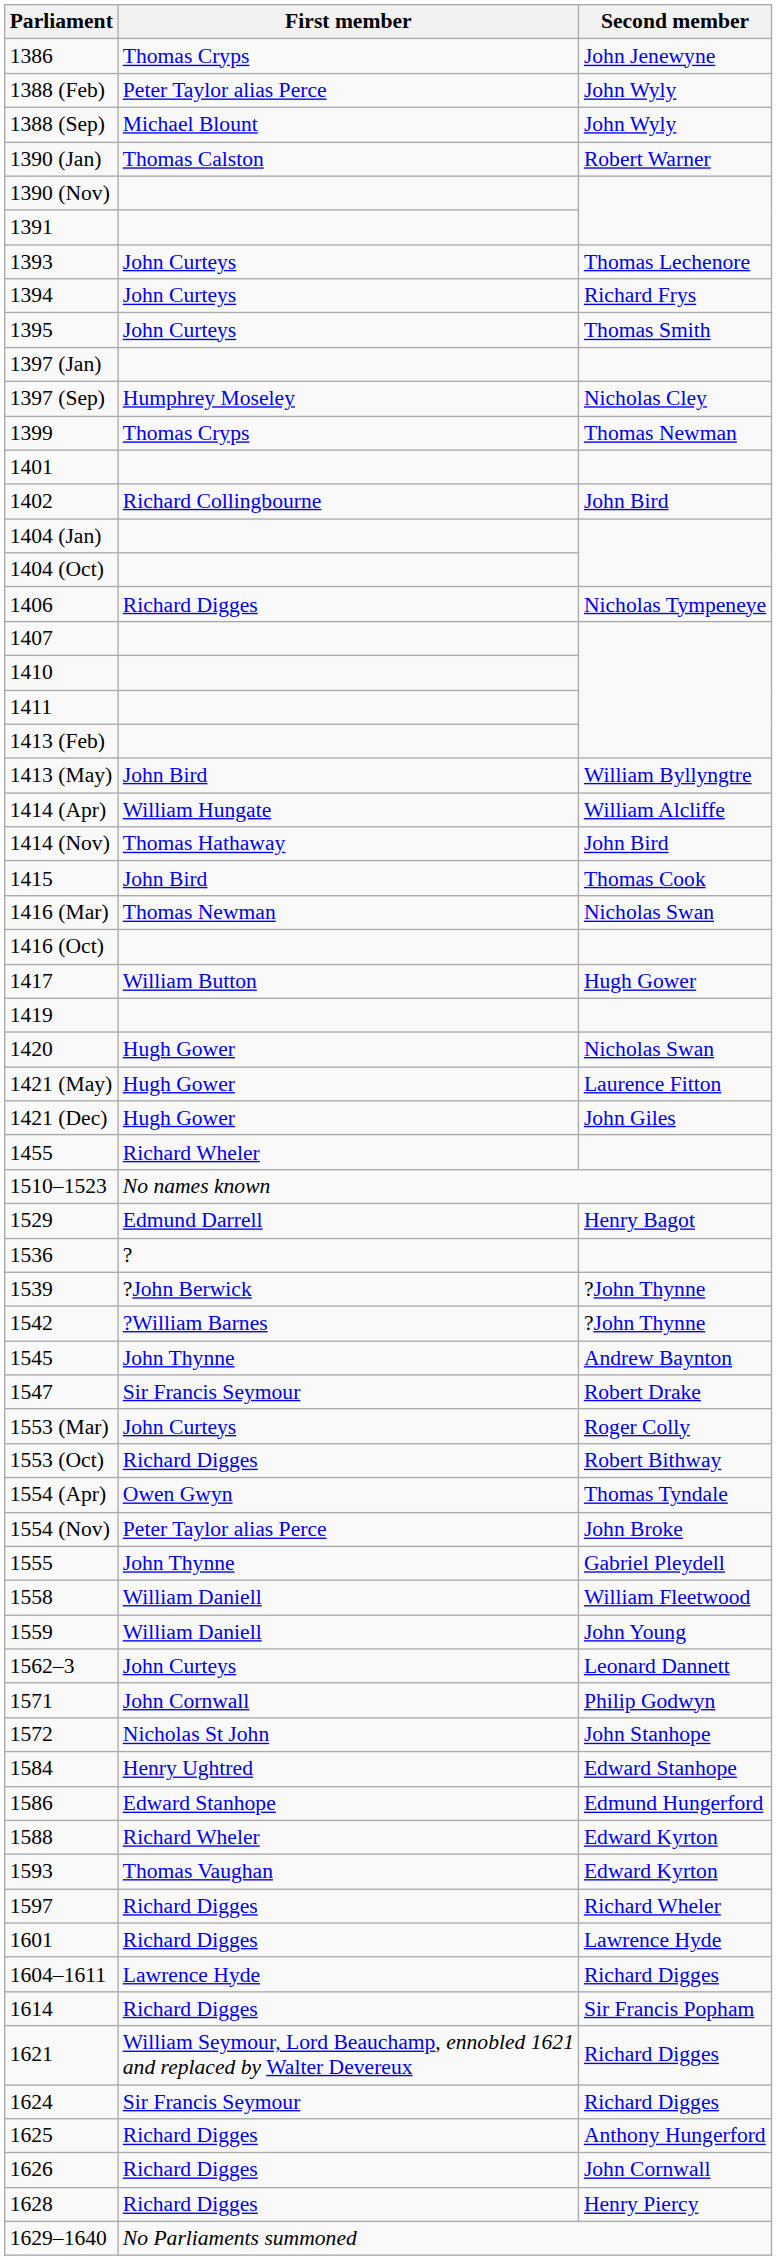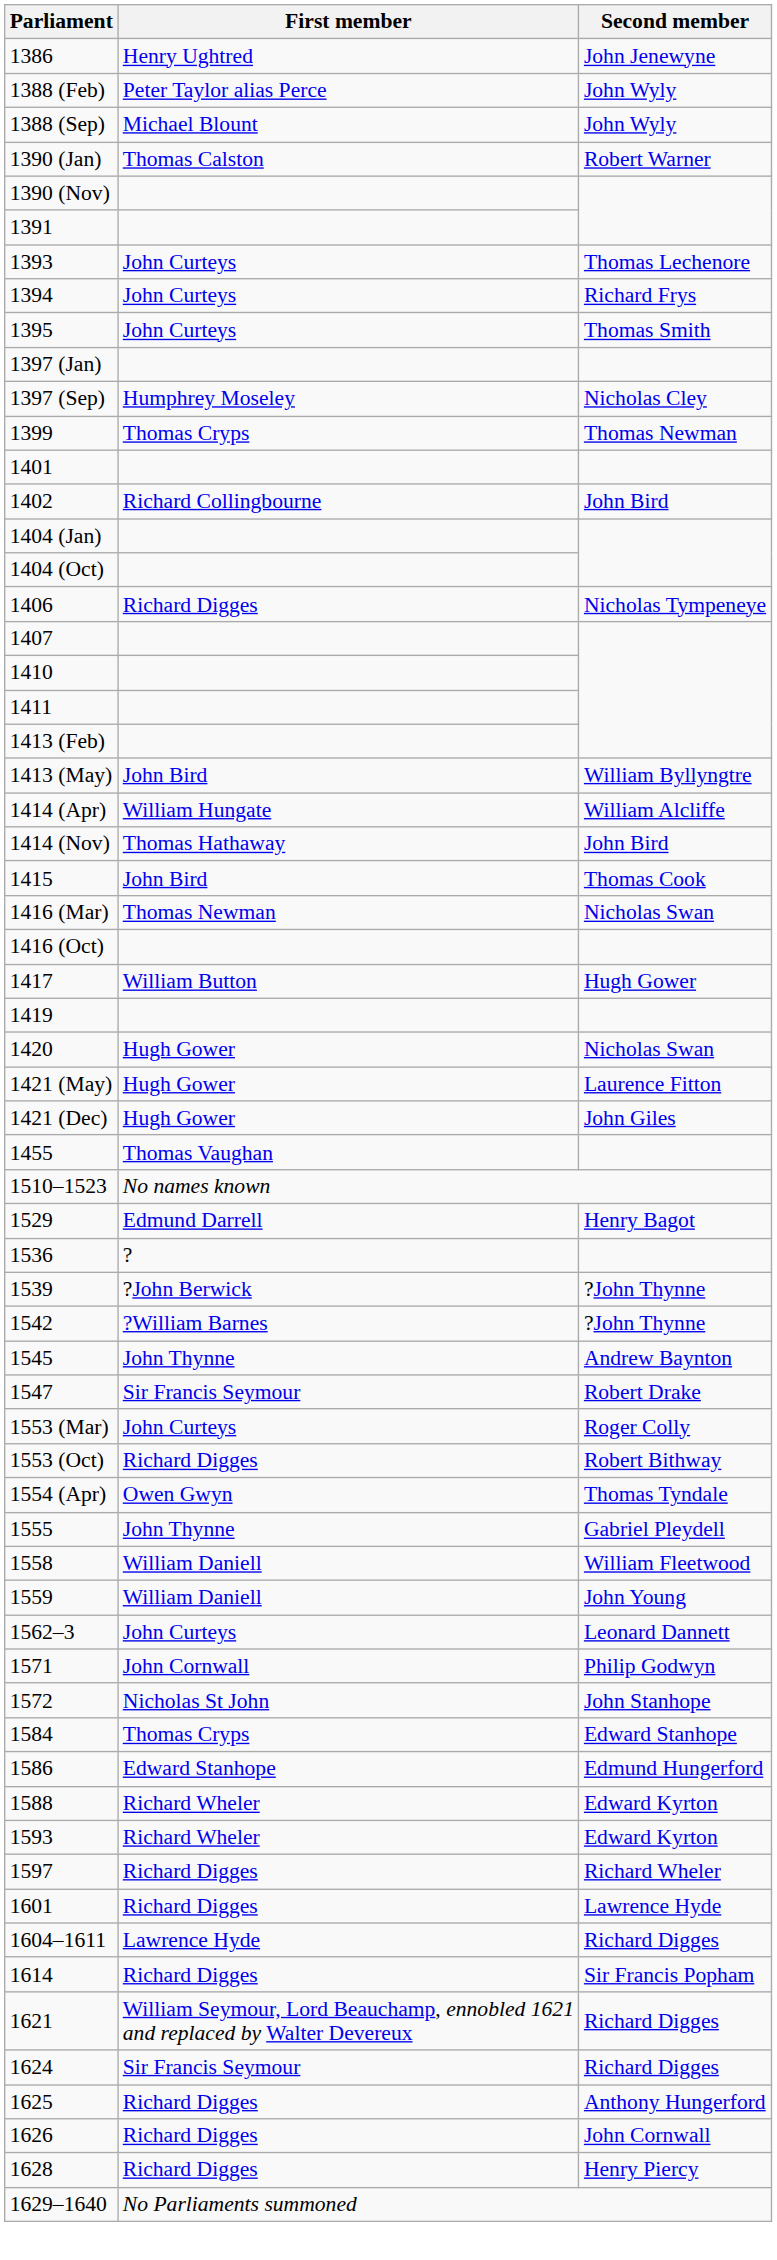(186, 55) Thomas Cryps -> (188, 55) Henry Ughtred
(191, 1152) Richard Wheler -> (198, 1152) Thomas Vaughan
- row: (60, 1528)
(188, 1768) Henry Ughtred -> (186, 1734) Thomas Cryps
(198, 1871) Thomas Vaughan -> (191, 1837) Richard Wheler
